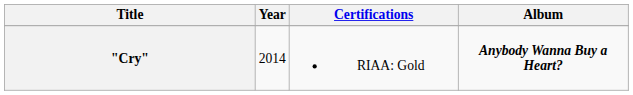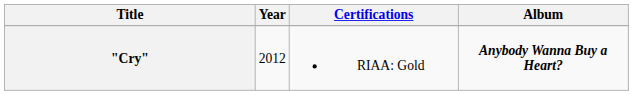(272, 58) 2014 -> (272, 58) 2012
